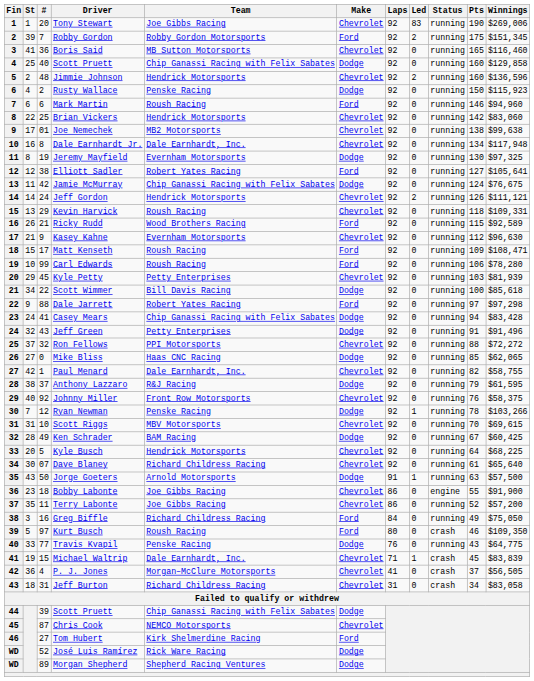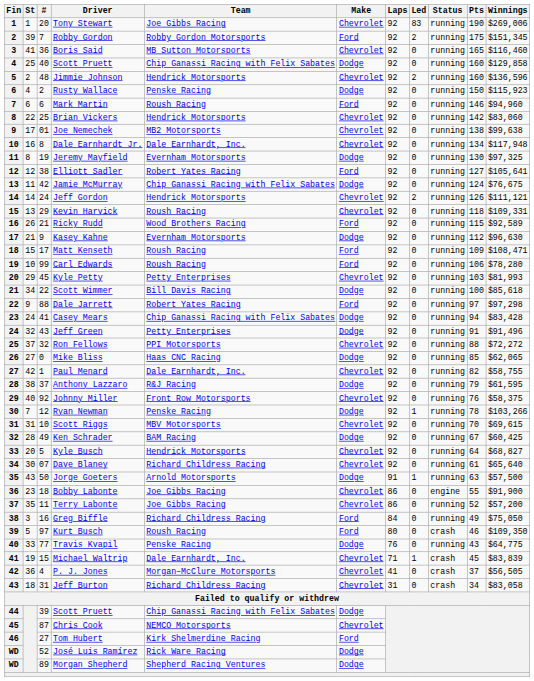(361, 238) Chevrolet -> (351, 238) Dodge
(505, 279) $81,939 -> (505, 279) $81,993
(505, 452) $68,225 -> (505, 452) $68,827
